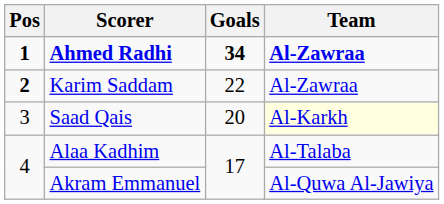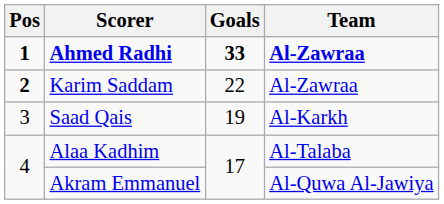(235, 53) 34 -> (235, 53) 33
(235, 118) 20 -> (235, 118) 19
(308, 118) lightyellow background -> (308, 118) no background
